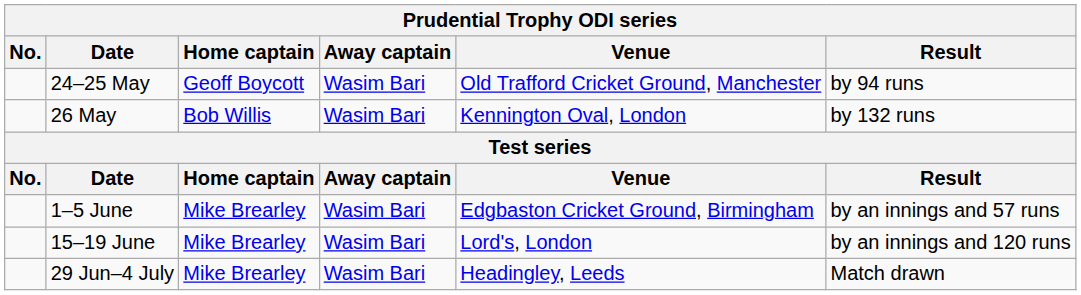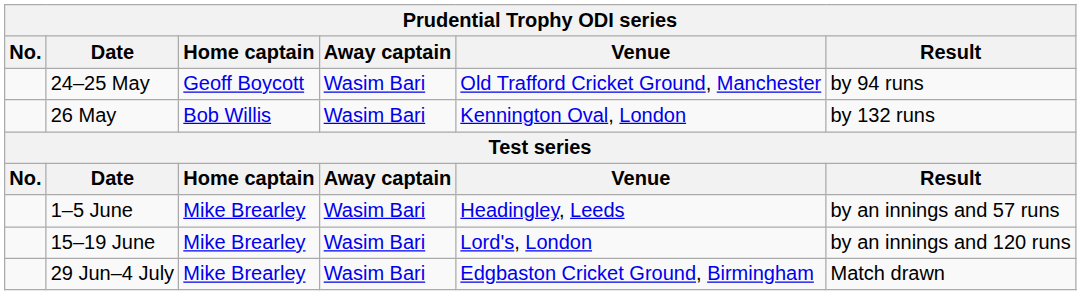(637, 210) Edgbaston Cricket Ground, Birmingham -> (542, 210) Headingley, Leeds
(542, 274) Headingley, Leeds -> (637, 274) Edgbaston Cricket Ground, Birmingham
